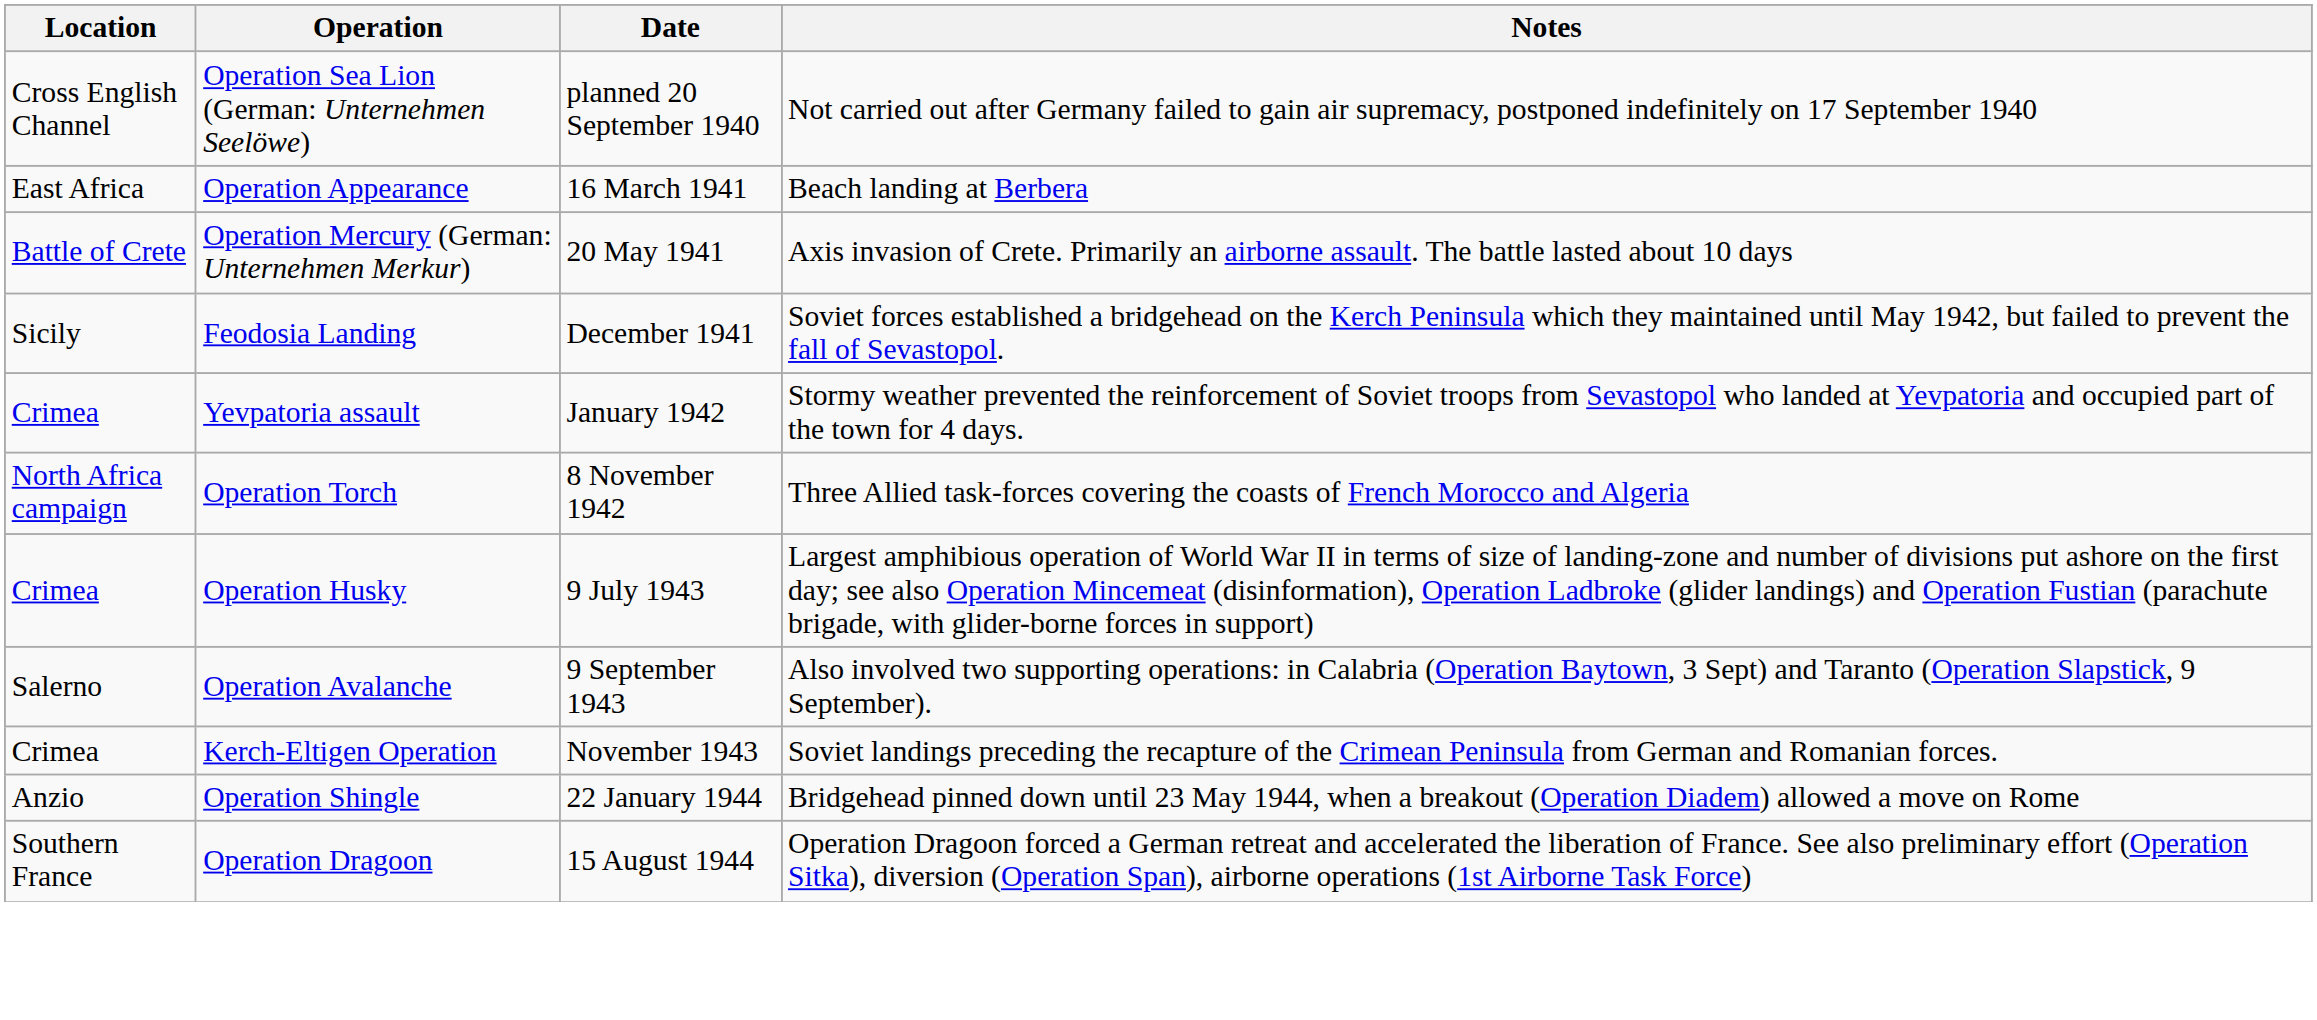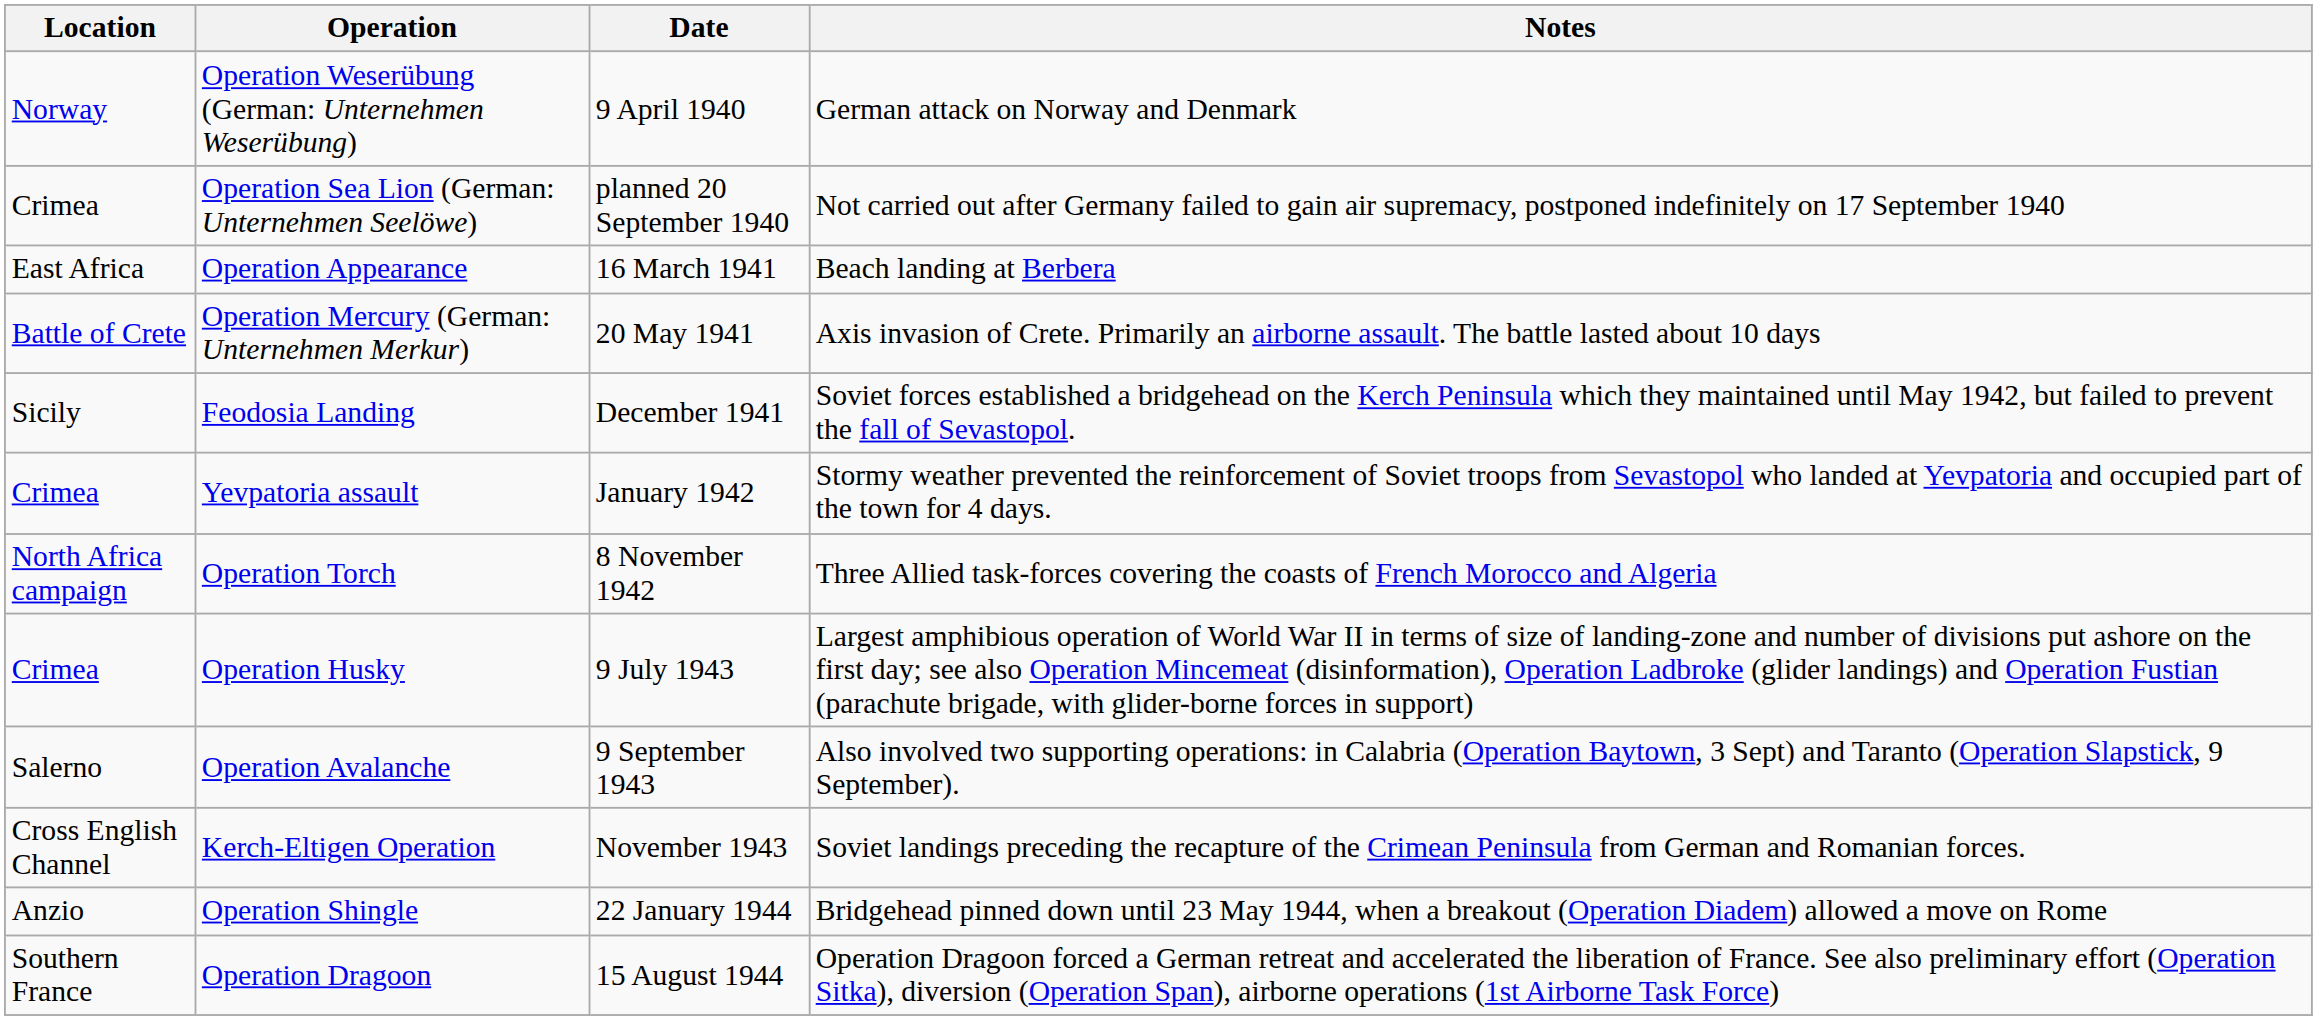+ row: (343, 108)
(94, 108) Cross English Channel -> (55, 205) Crimea
(55, 750) Crimea -> (94, 847) Cross English Channel
